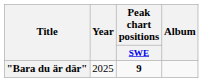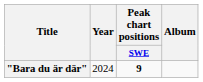(103, 69) 2025 -> (103, 69) 2024
